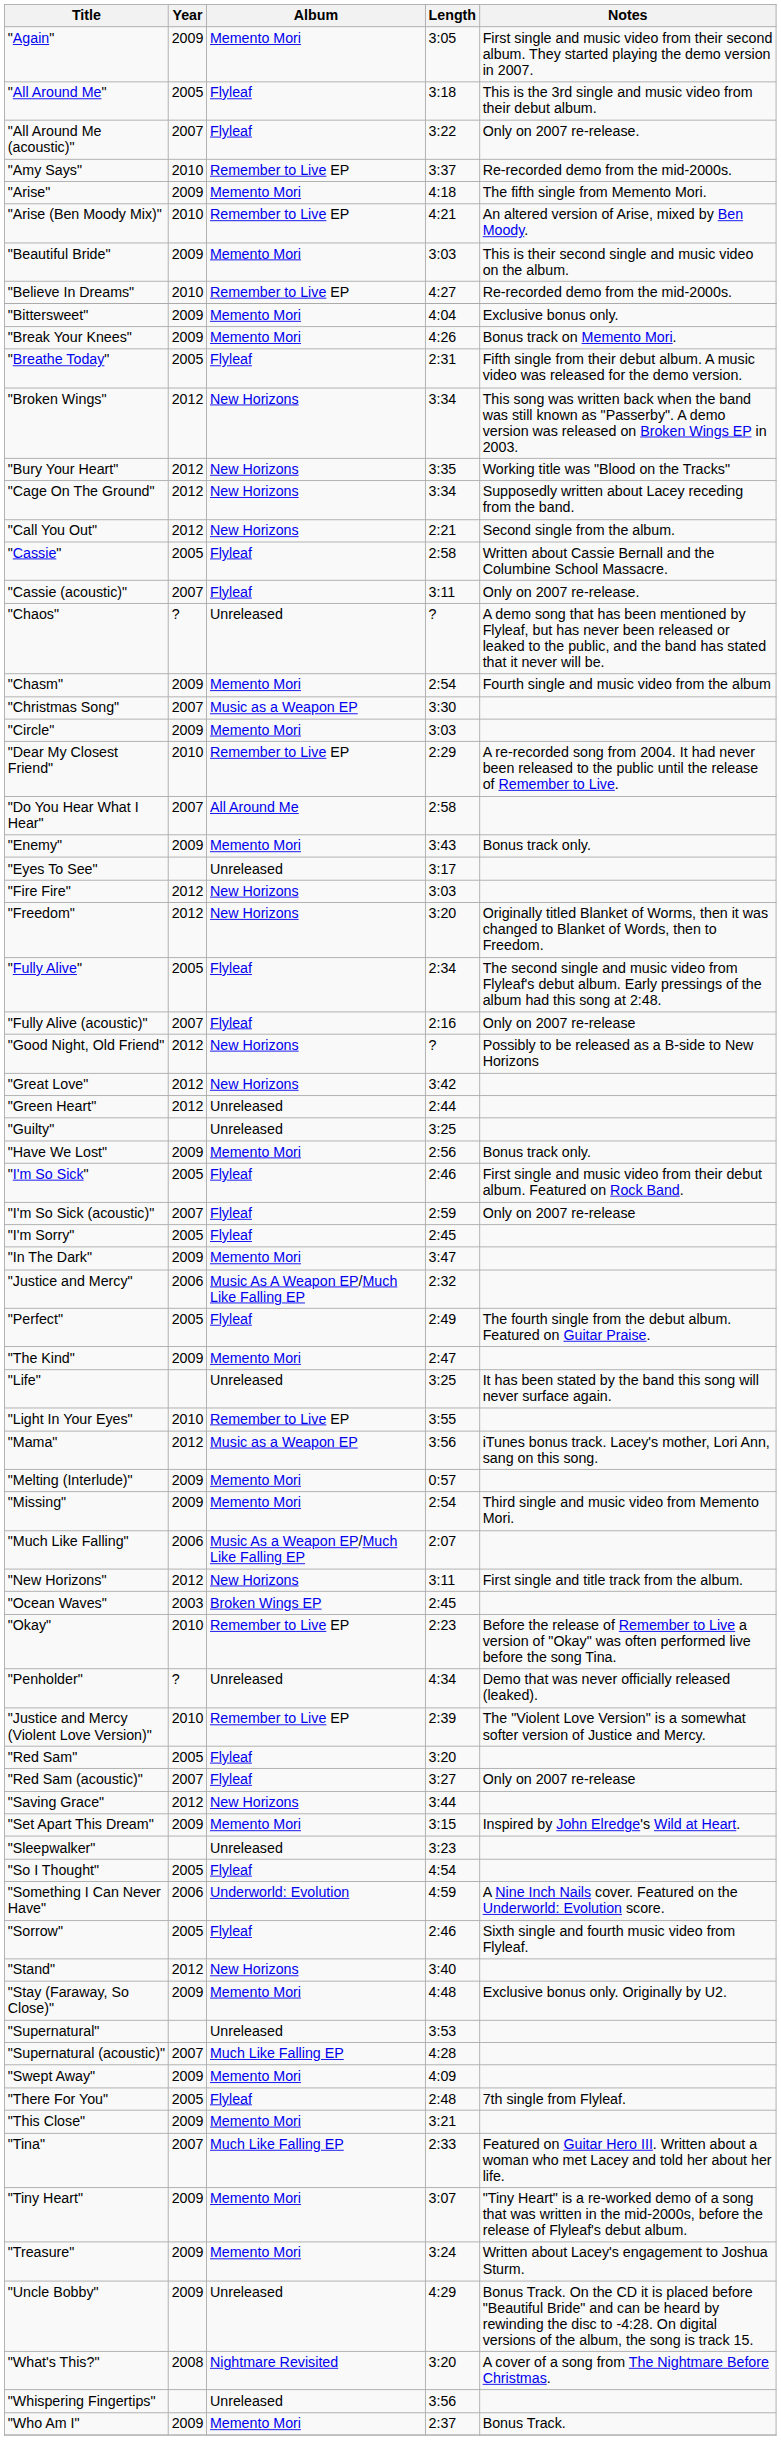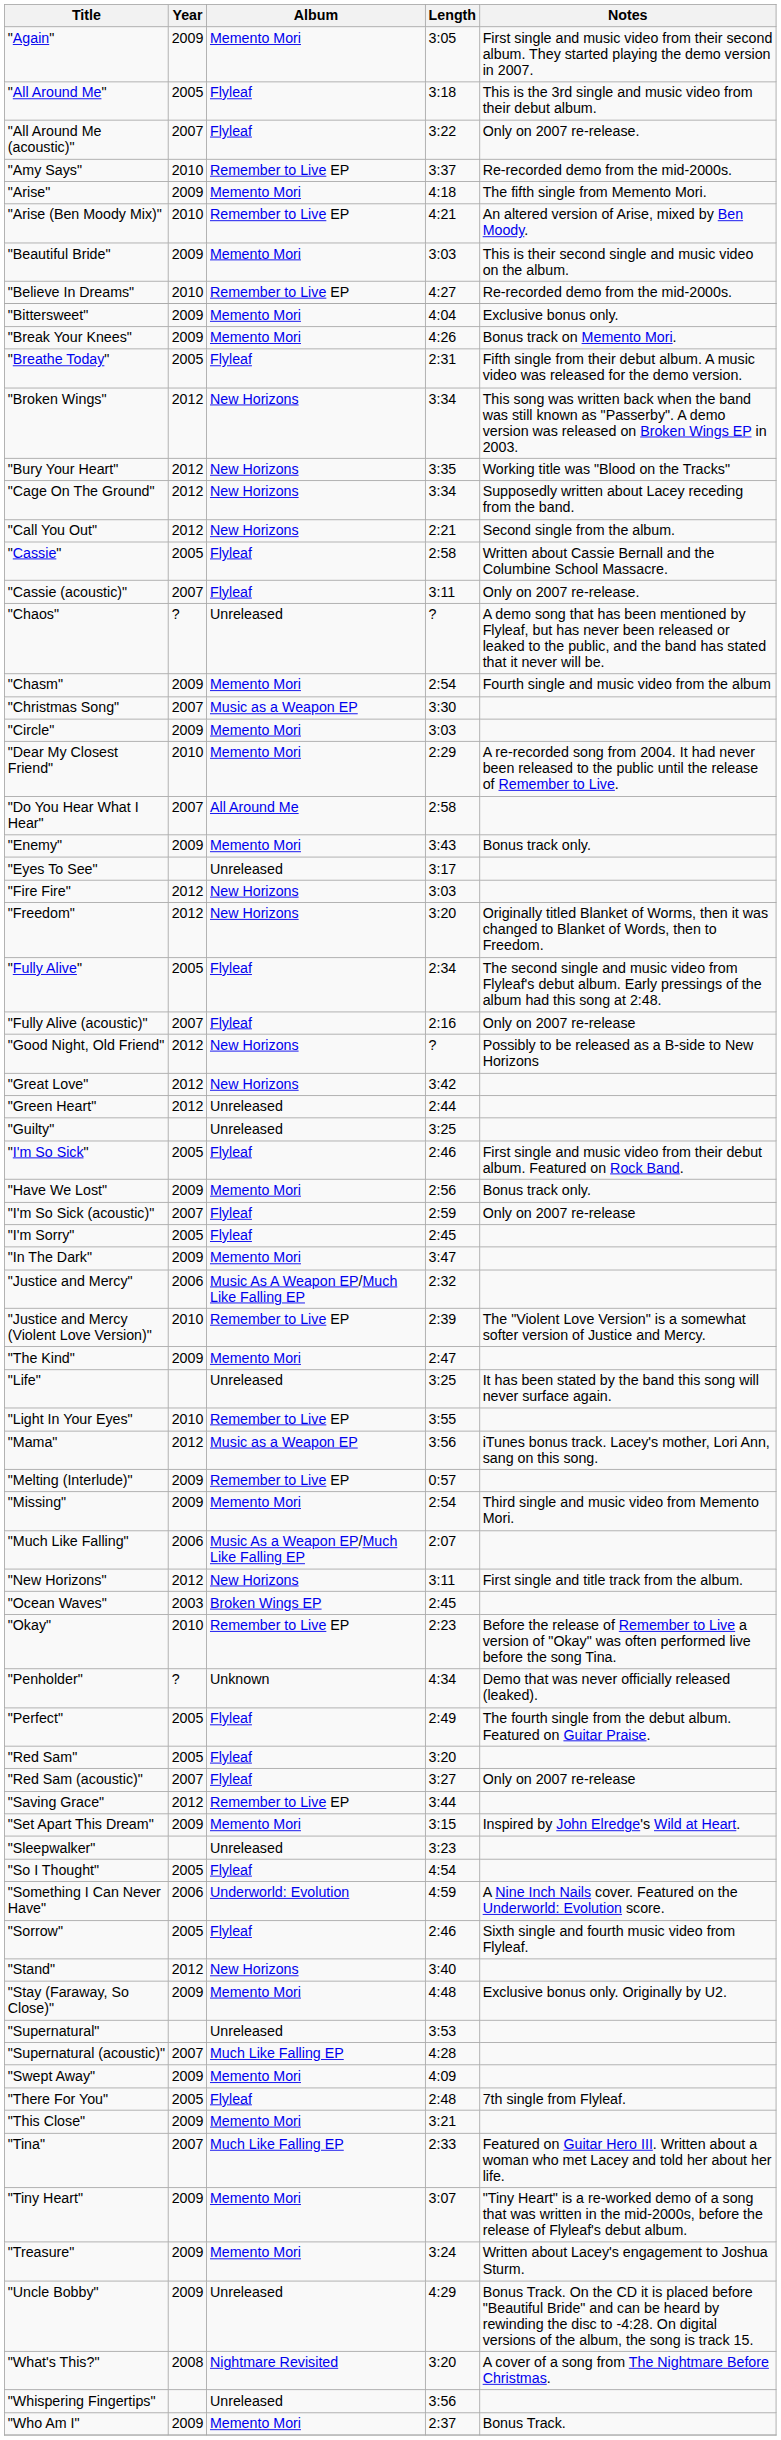(280, 752) Remember to Live EP -> (255, 752) Memento Mori
rows swapped: (57, 1152) <-> (48, 1174)
rows swapped: (80, 1726) <-> (35, 1319)
(255, 1480) Memento Mori -> (280, 1480) Remember to Live EP
(246, 1680) Unreleased -> (240, 1680) Unknown
(254, 1802) New Horizons -> (280, 1802) Remember to Live EP
